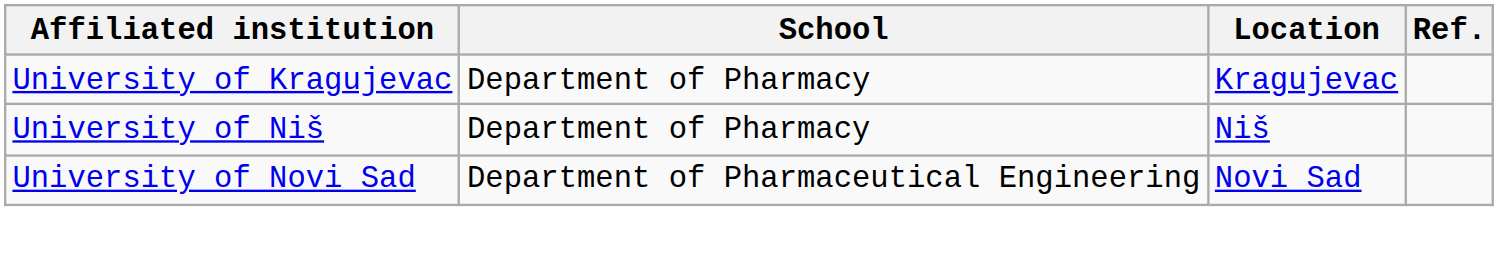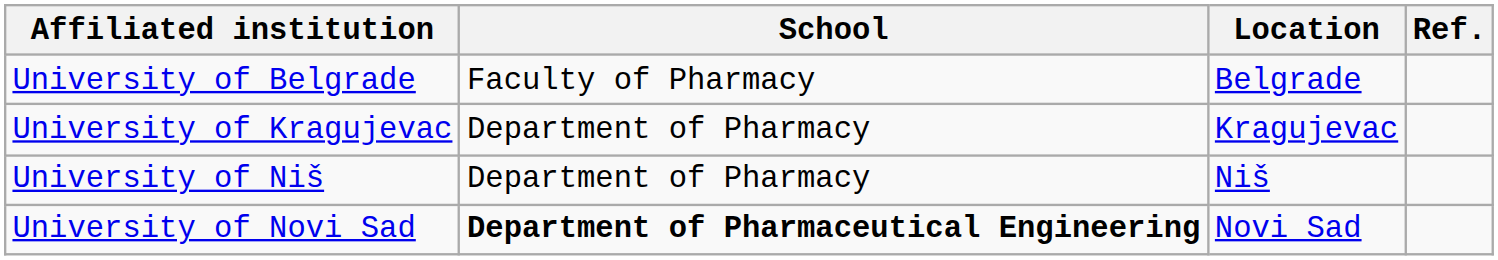+ row: (214, 80)
(834, 179) normal -> (834, 229) bold
